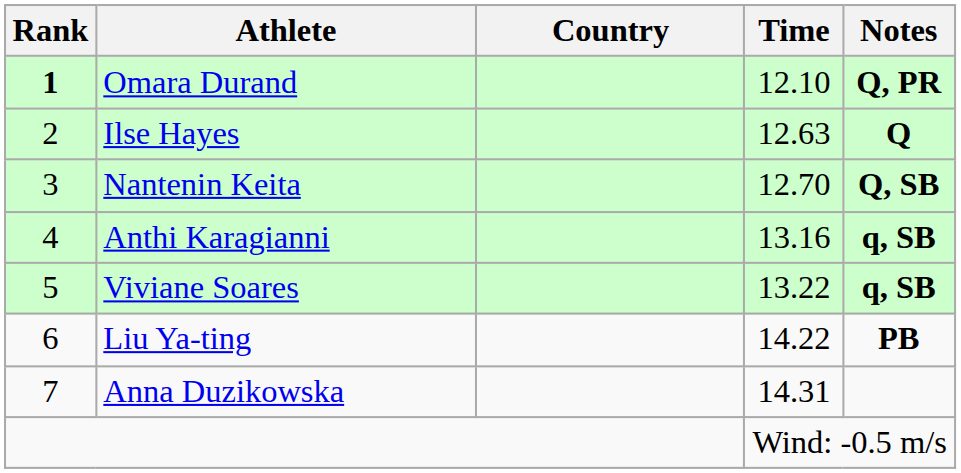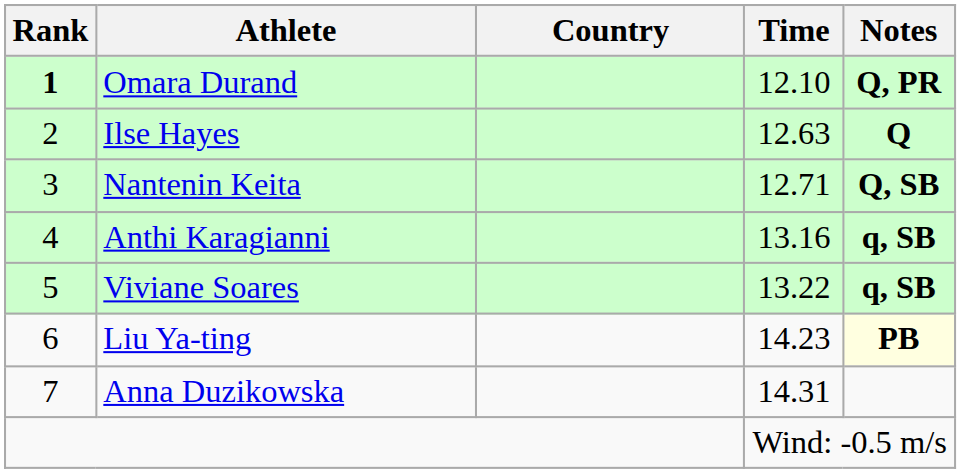(794, 184) 12.70 -> (794, 184) 12.71
(794, 339) 14.22 -> (794, 339) 14.23
(899, 339) no background -> (899, 339) lightyellow background
